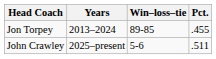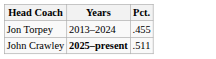- column: (158, 12)
(97, 45) normal -> (98, 45) bold
